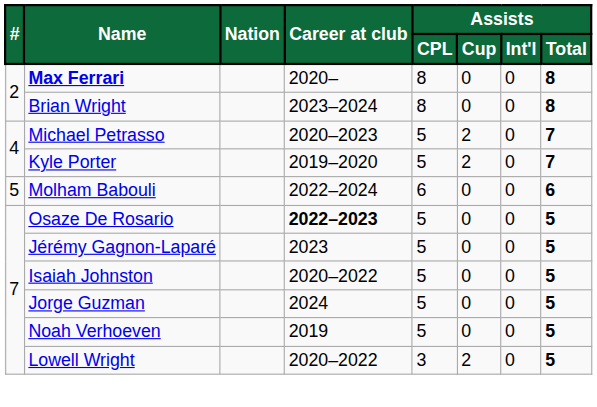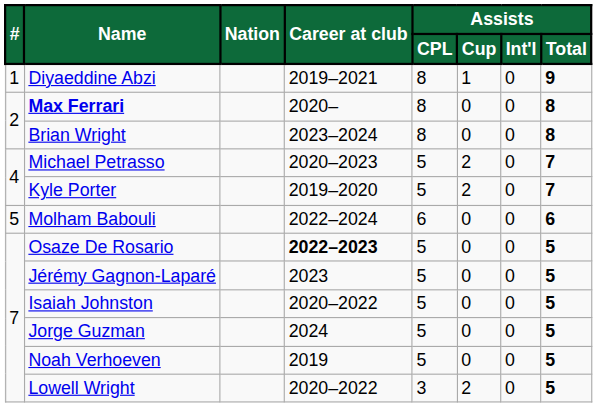+ row: (92, 78)
